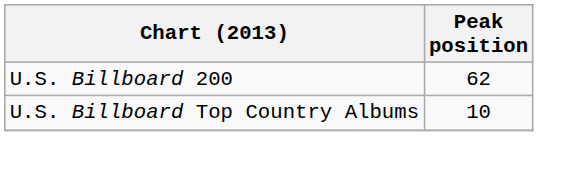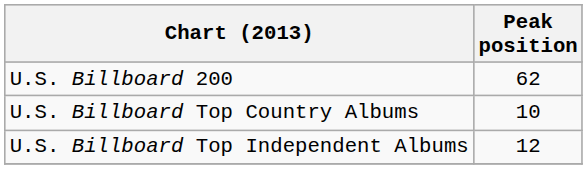+ row: (239, 147)
